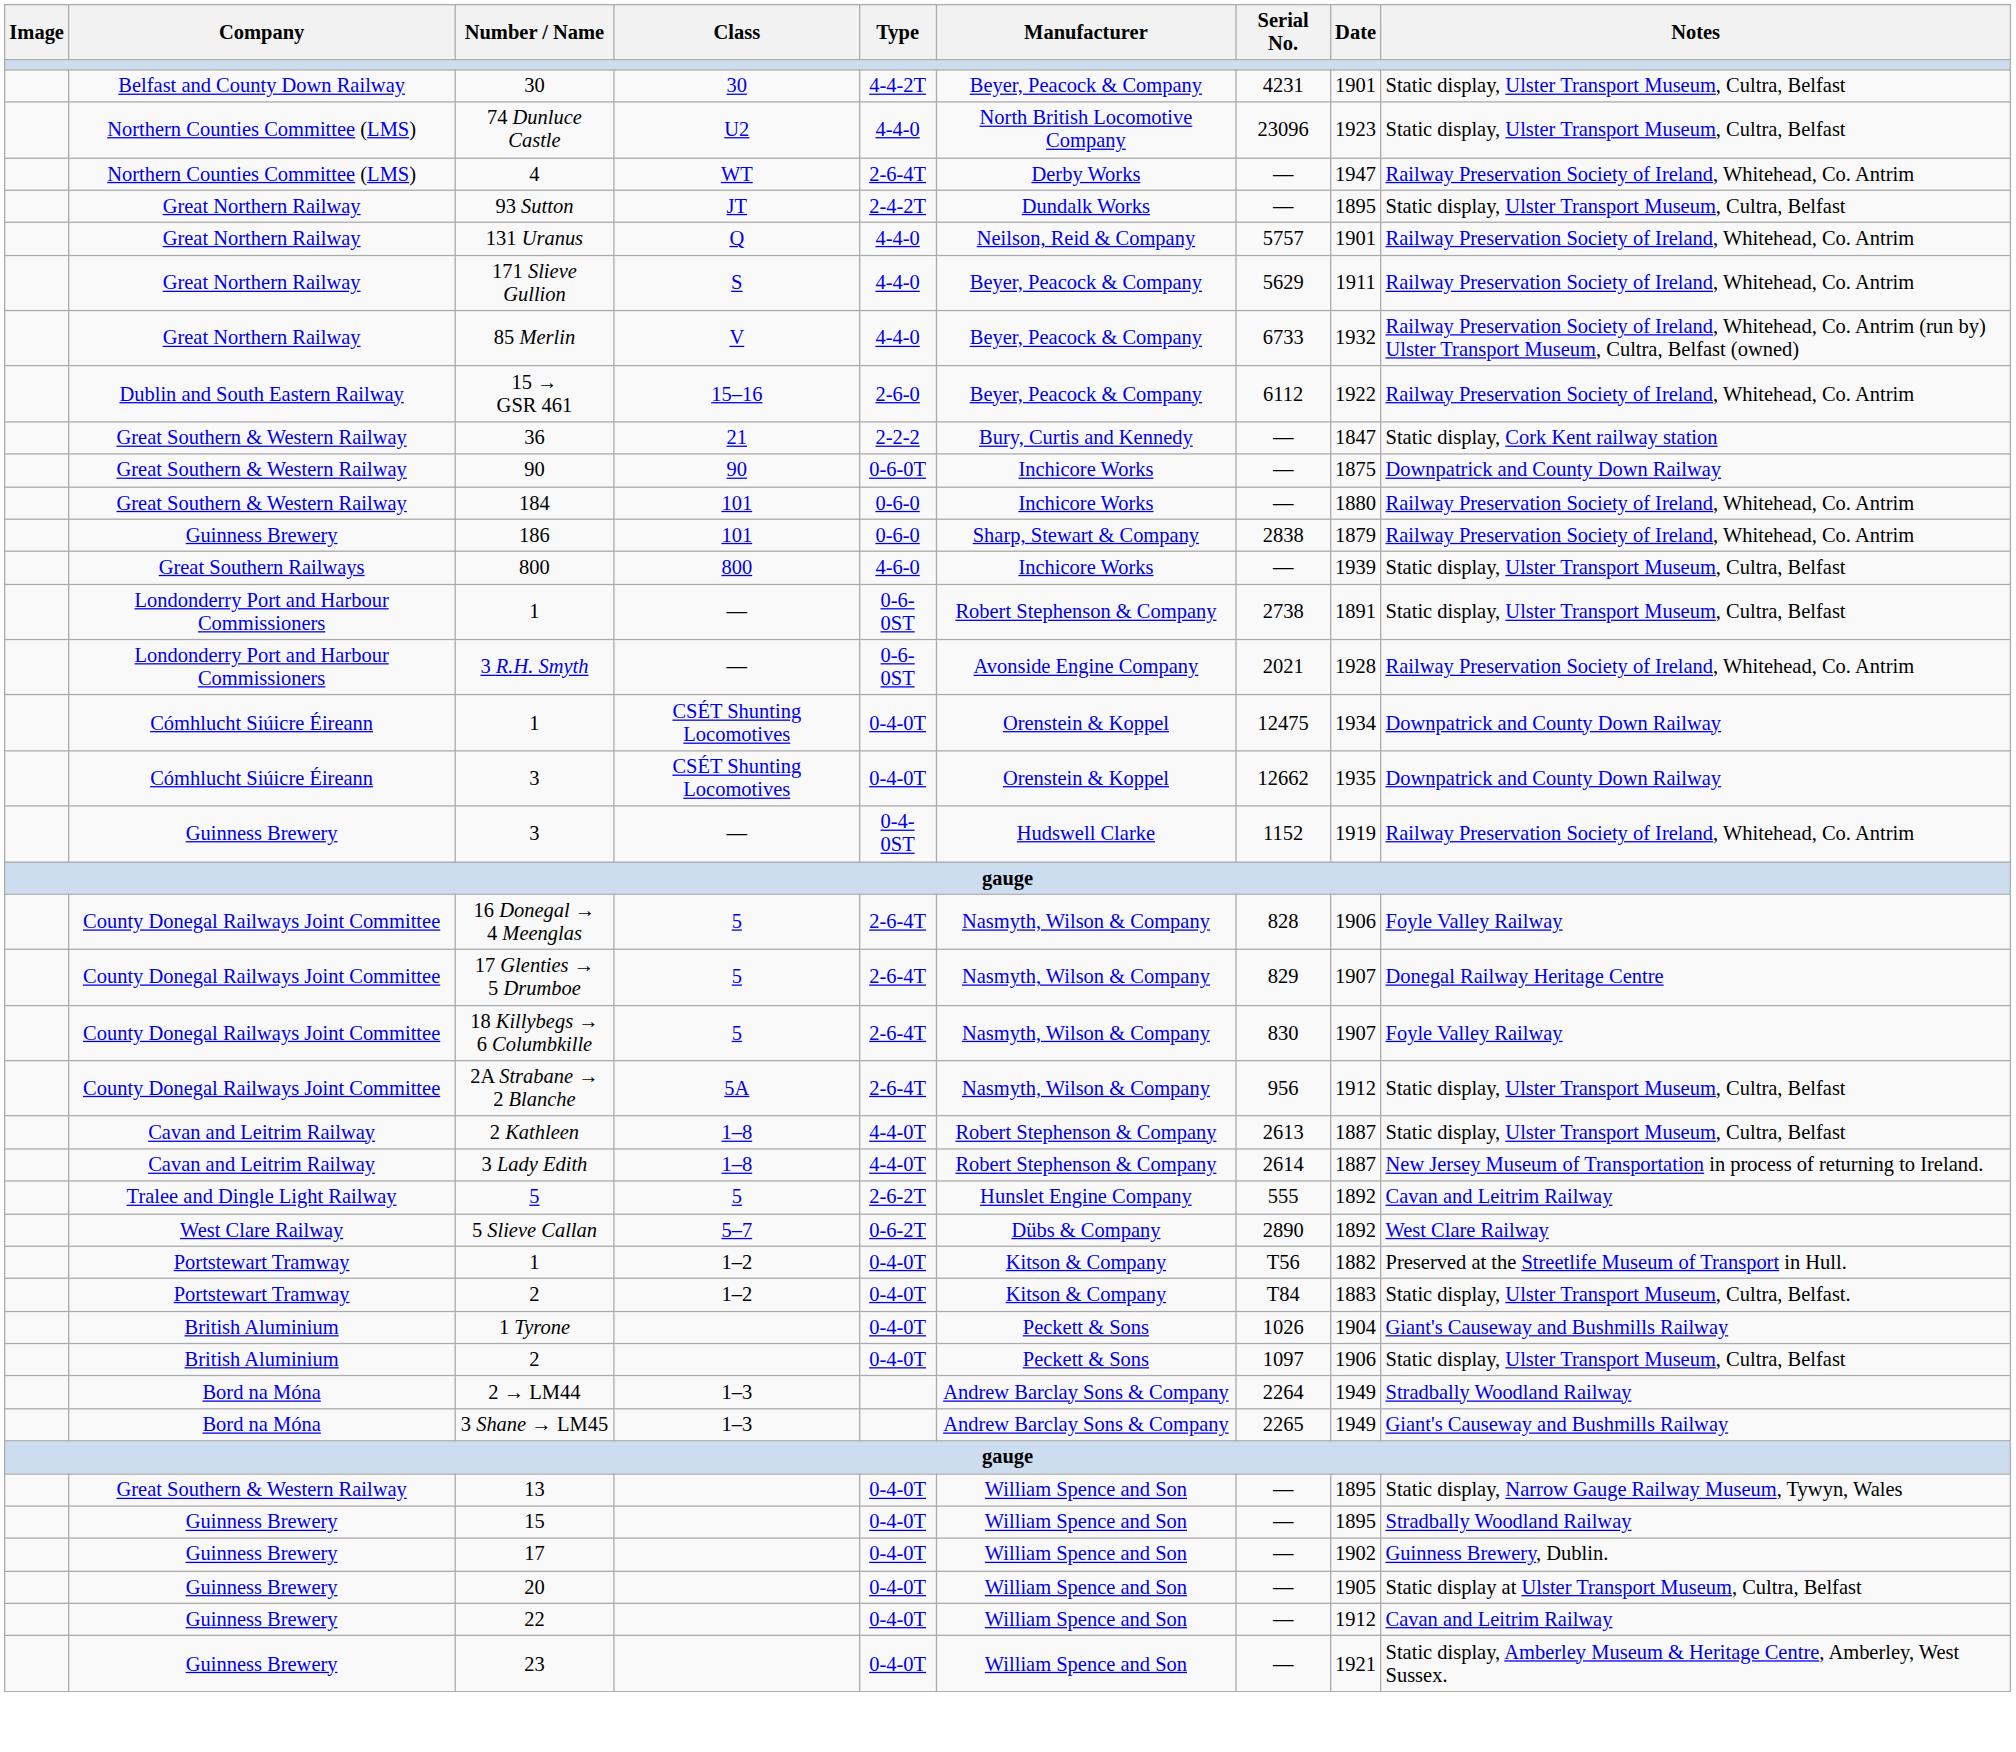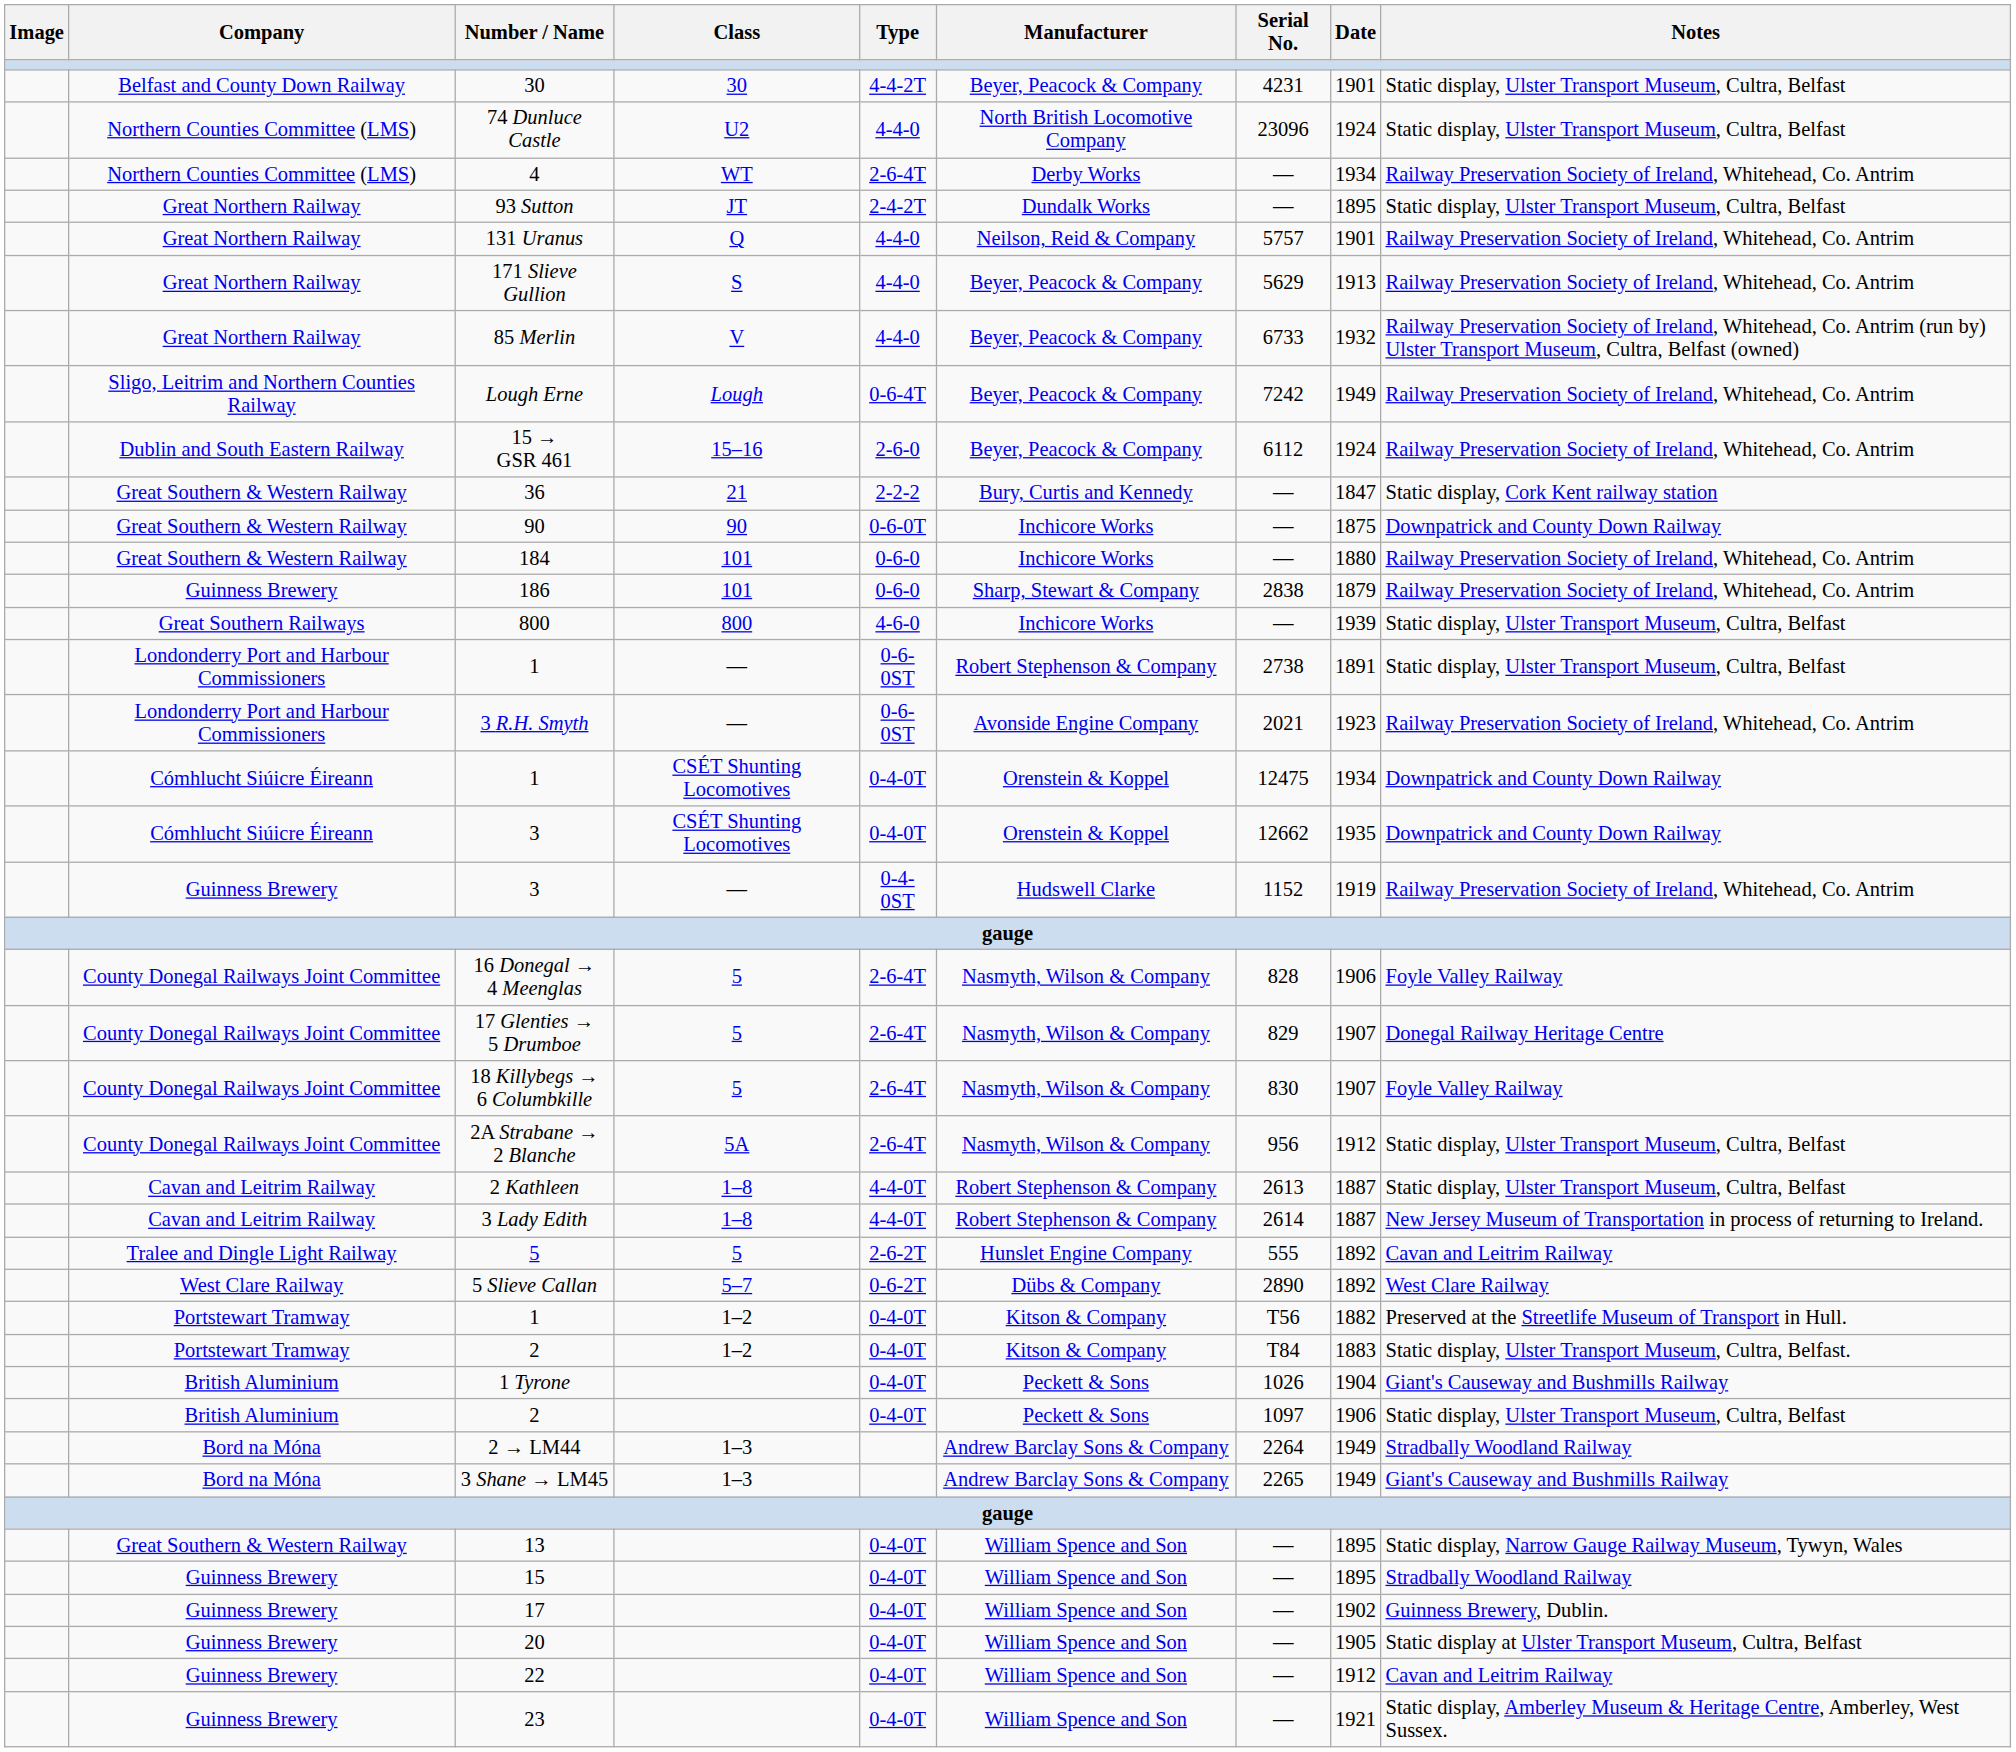(1356, 129) 1923 -> (1356, 129) 1924
(1356, 173) 1947 -> (1356, 173) 1934
(1356, 282) 1911 -> (1356, 282) 1913
+ row: (534, 393)
(1356, 393) 1922 -> (1356, 449) 1924
(1356, 667) 1928 -> (1356, 722) 1923
